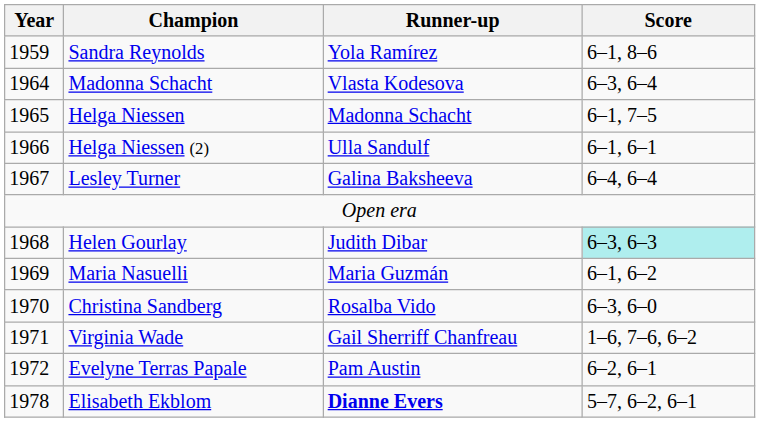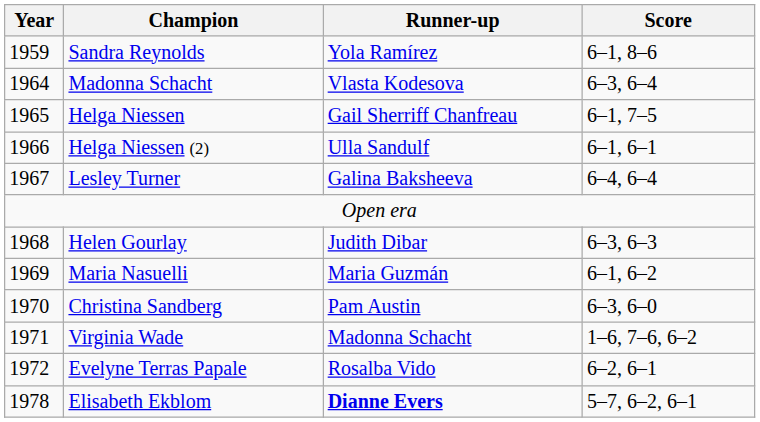(400, 115) Madonna Schacht -> (422, 115) Gail Sherriff Chanfreau
(622, 242) paleturquoise background -> (622, 242) no background
(382, 305) Rosalba Vido -> (374, 305) Pam Austin
(422, 337) Gail Sherriff Chanfreau -> (400, 337) Madonna Schacht
(374, 369) Pam Austin -> (382, 369) Rosalba Vido
